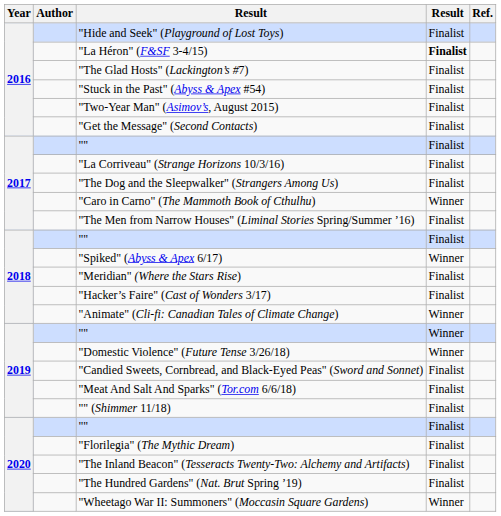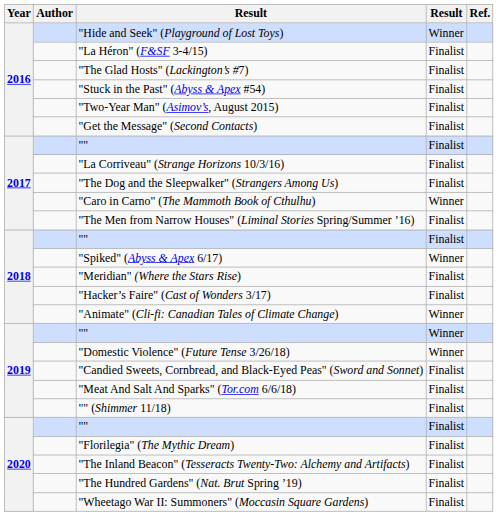(446, 32) Finalist -> (446, 32) Winner
(448, 51) bold -> (446, 51) normal
(446, 502) Winner -> (446, 502) Finalist
